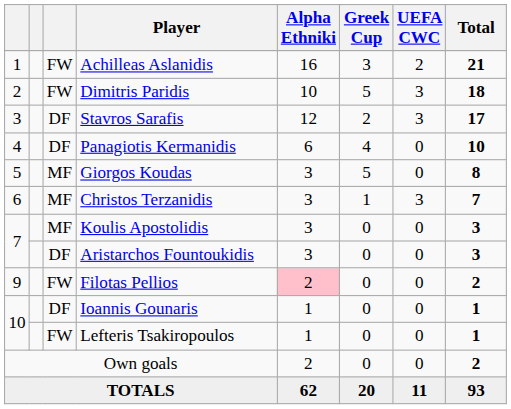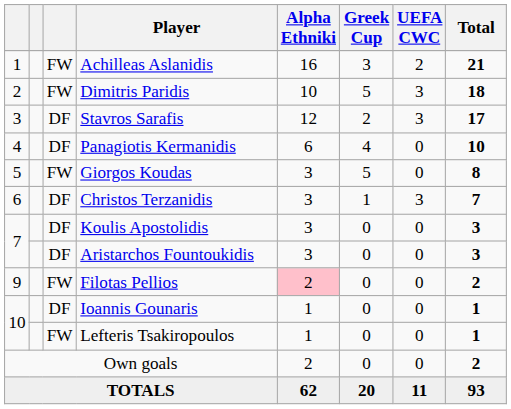(60, 173) MF -> (60, 173) FW
(60, 200) MF -> (60, 200) DF
(60, 227) MF -> (60, 227) DF
